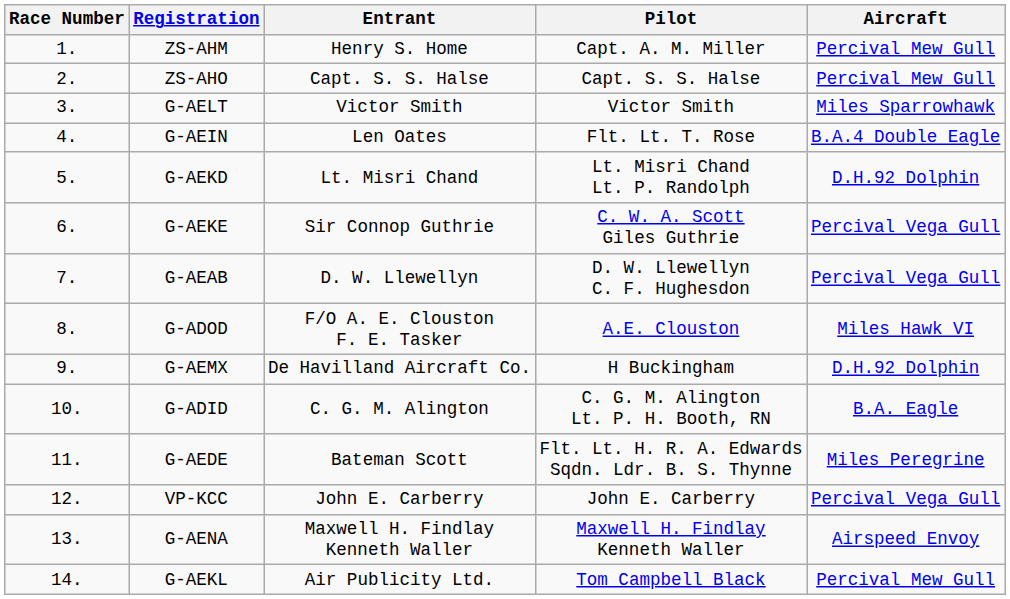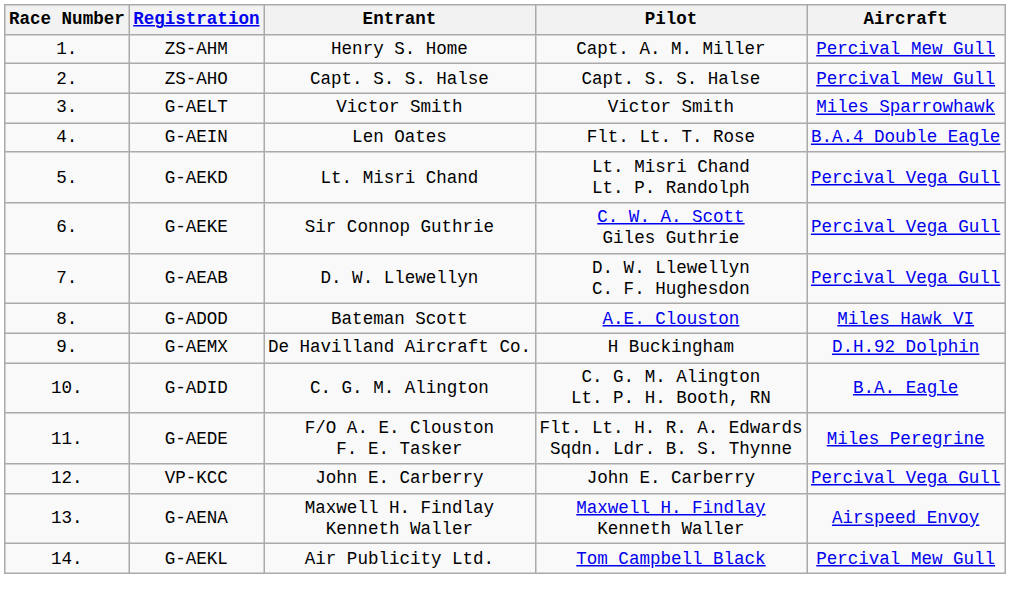(906, 177) D.H.92 Dolphin -> (906, 177) Percival Vega Gull
(399, 329) F/O A. E. Clouston F. E. Tasker -> (399, 318) Bateman Scott
(399, 459) Bateman Scott -> (399, 438) F/O A. E. Clouston F. E. Tasker
